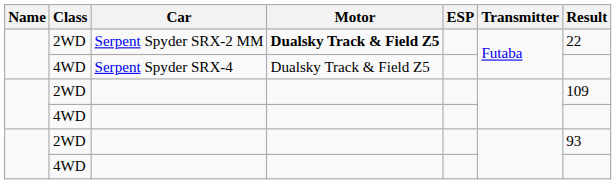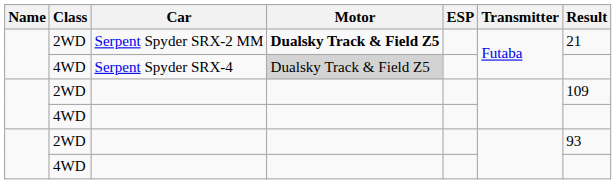(574, 41) 22 -> (574, 41) 21
(350, 66) no background -> (350, 66) lightgrey background
